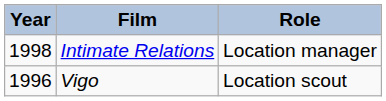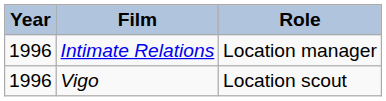(30, 50) 1998 -> (30, 50) 1996
